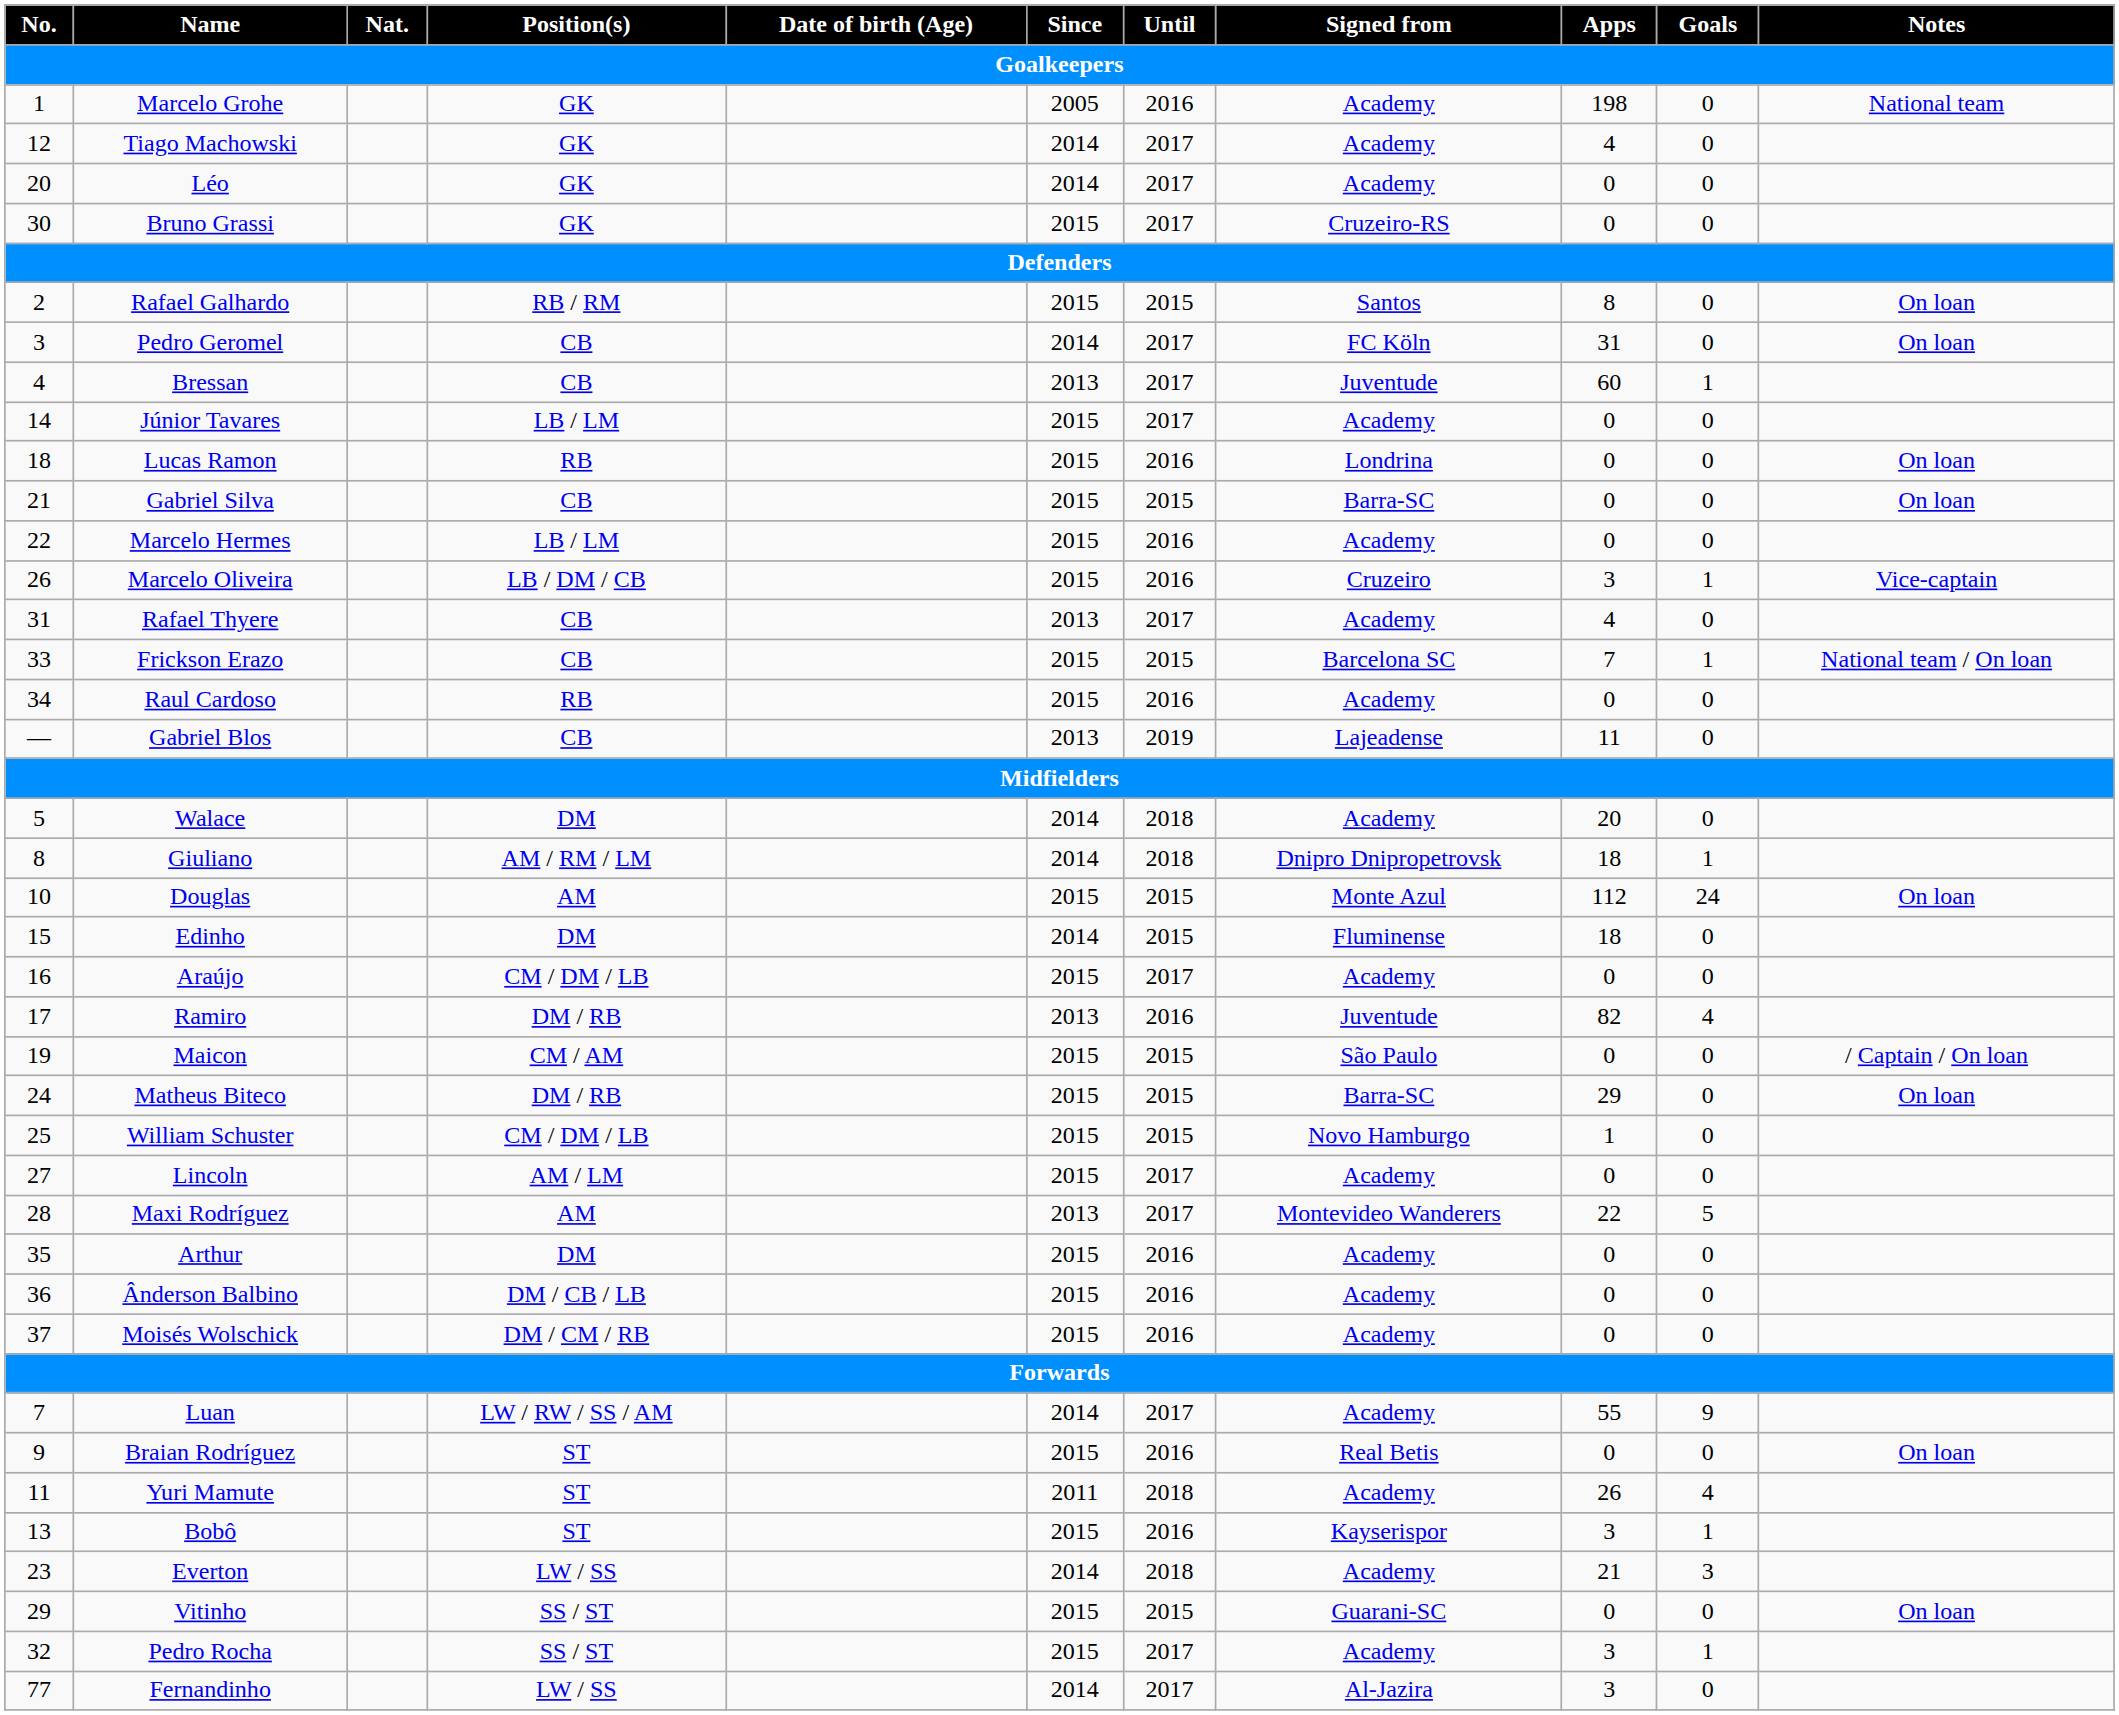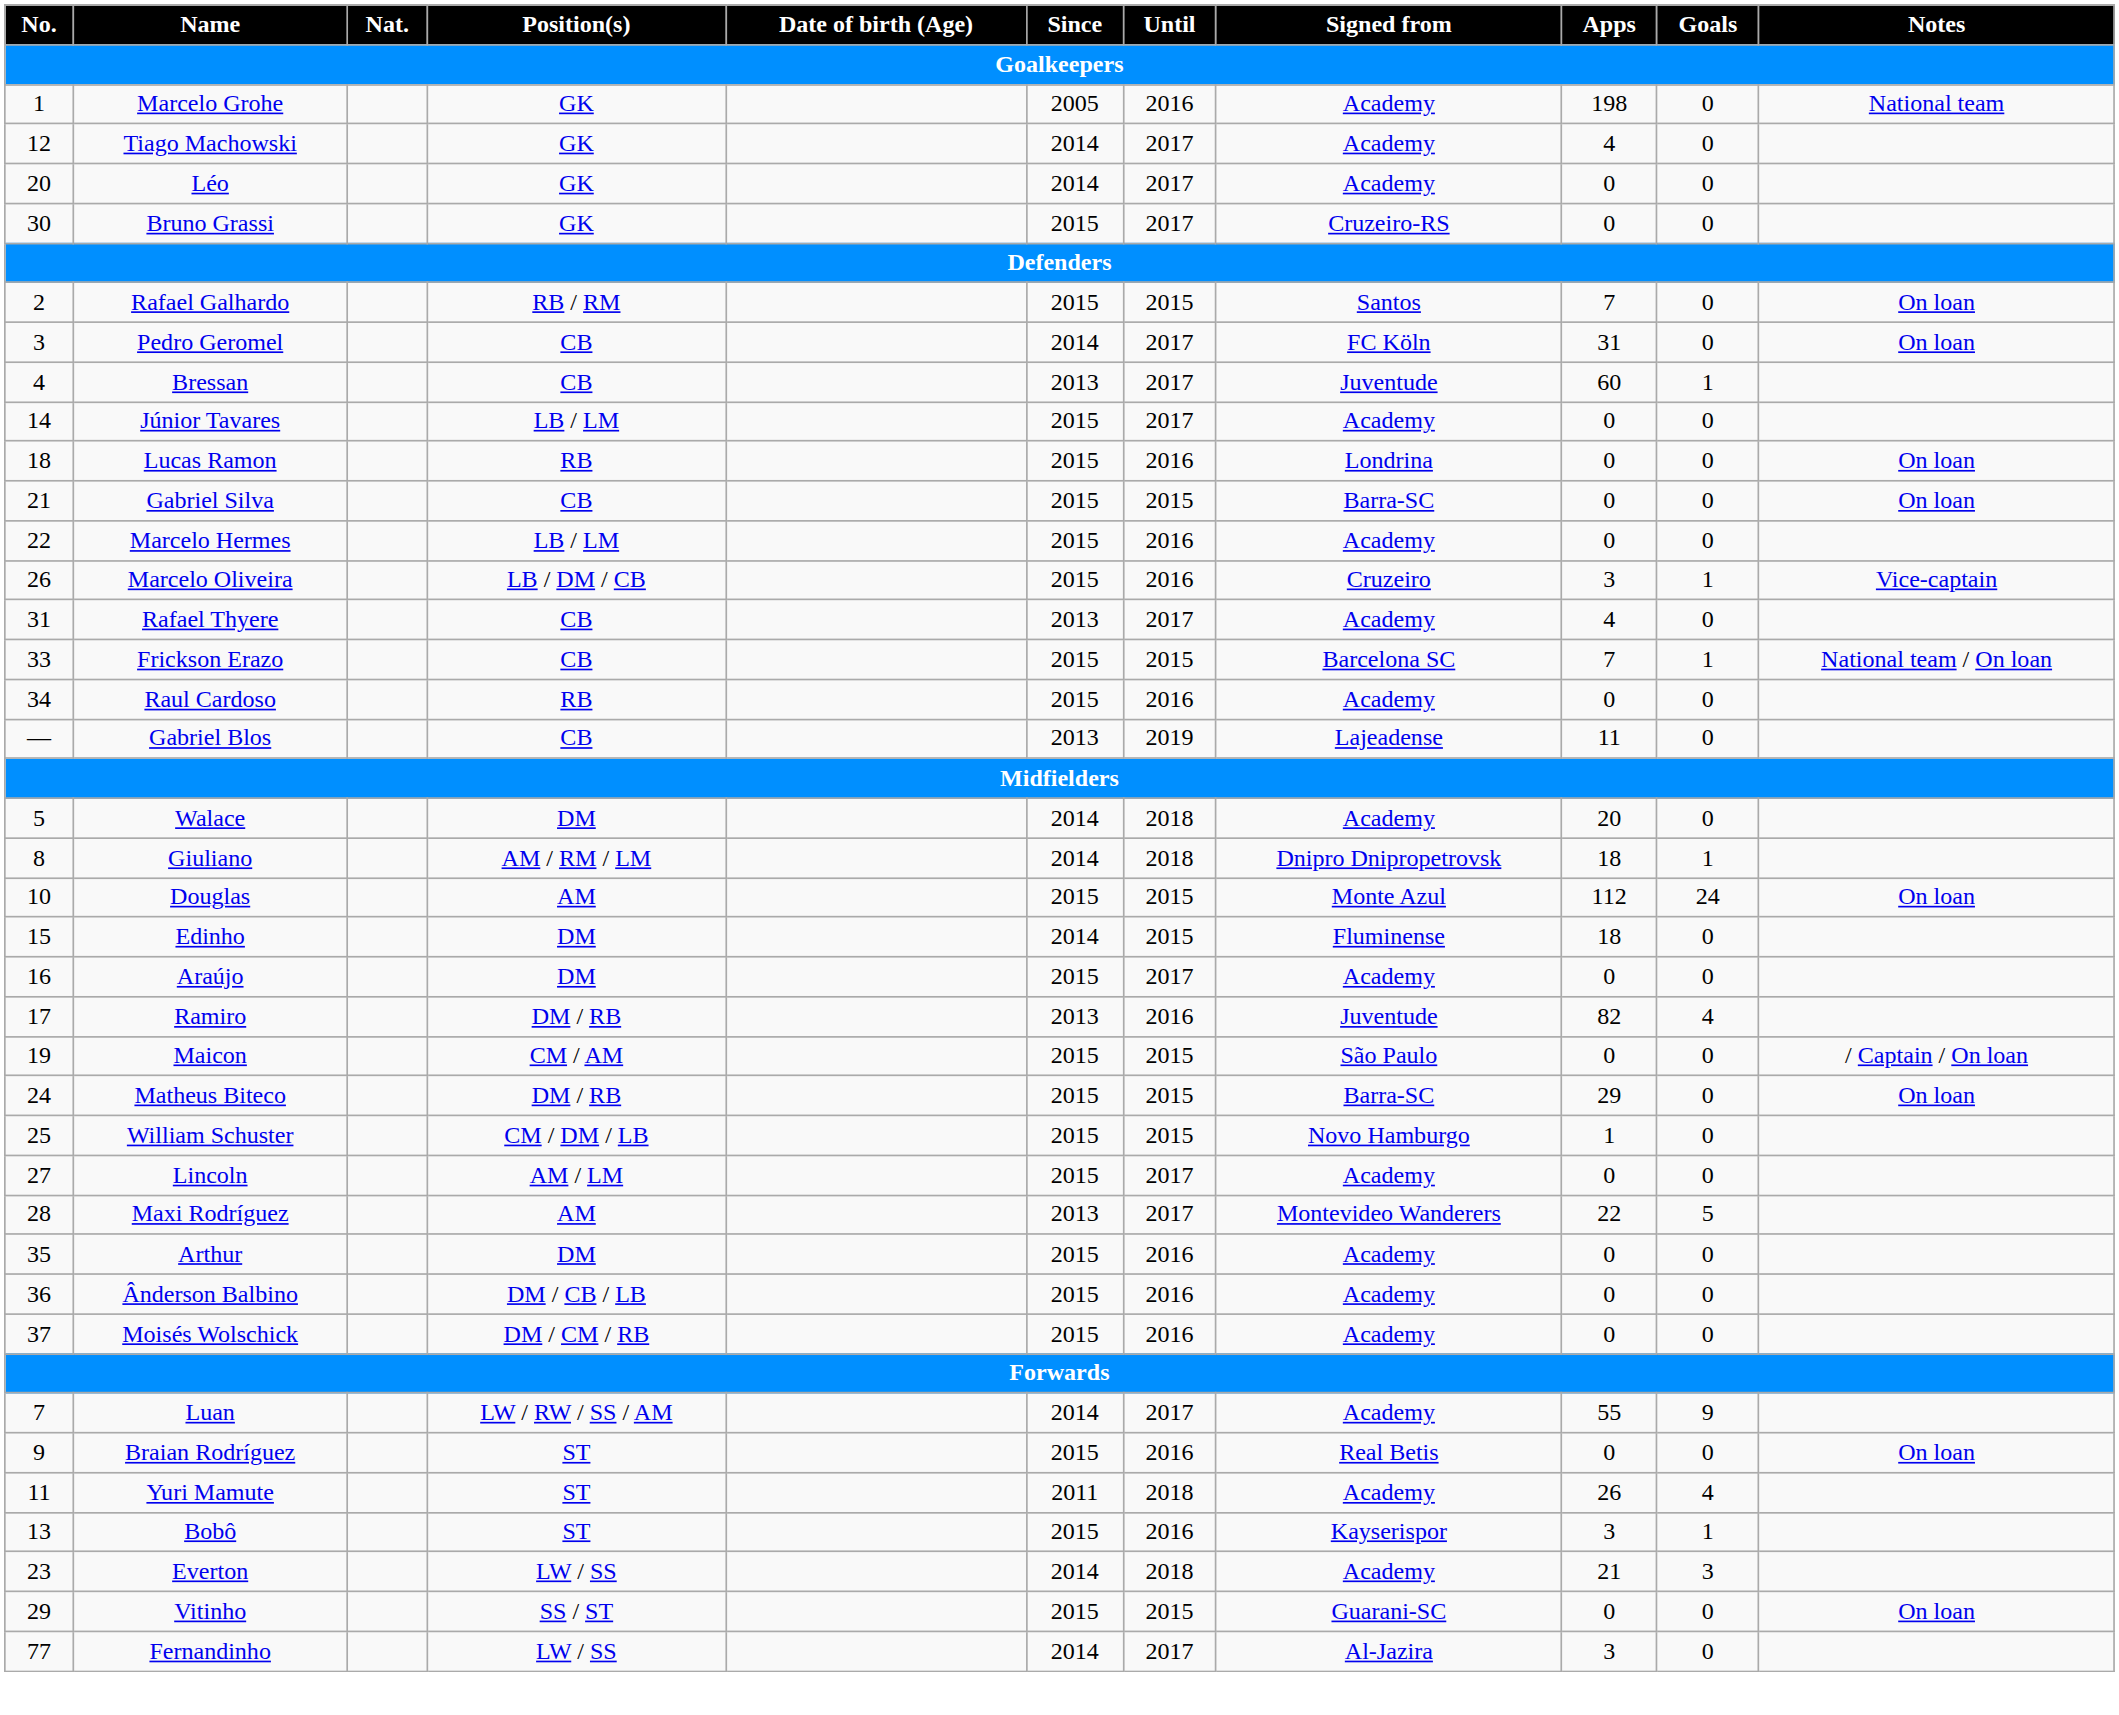(1609, 302) 8 -> (1609, 302) 7
(576, 976) CM / DM / LB -> (576, 976) DM
- row: (210, 1650)
